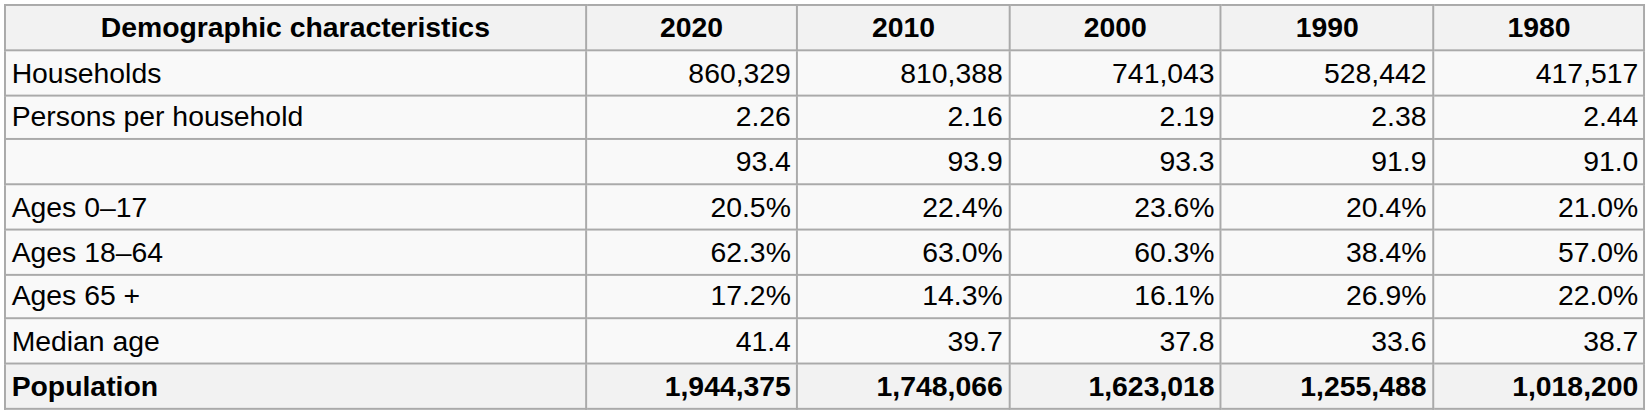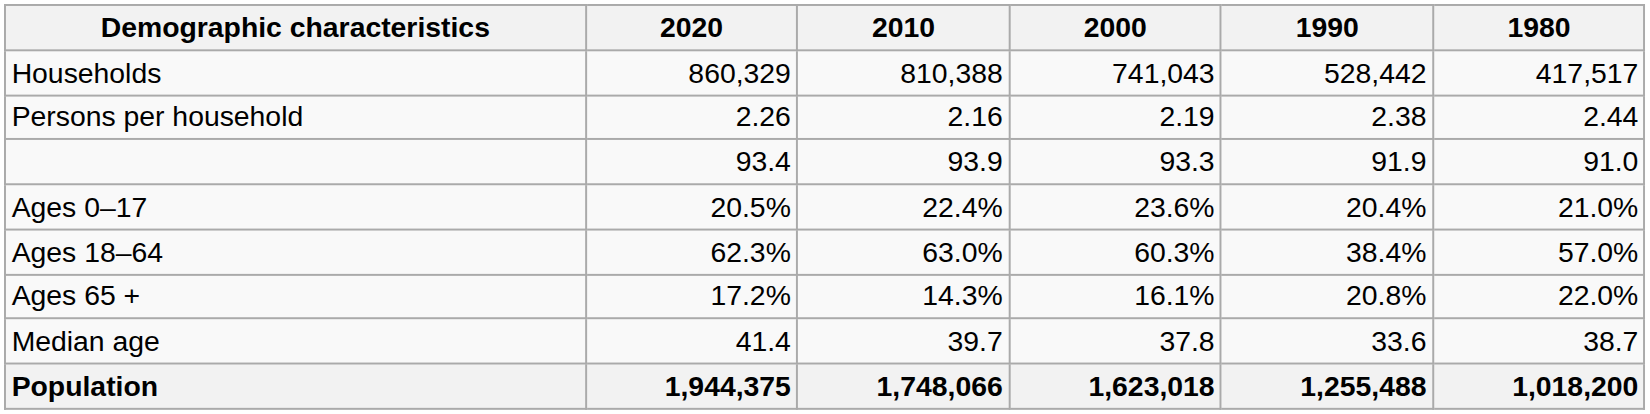(1386, 297) 26.9% -> (1386, 297) 20.8%
